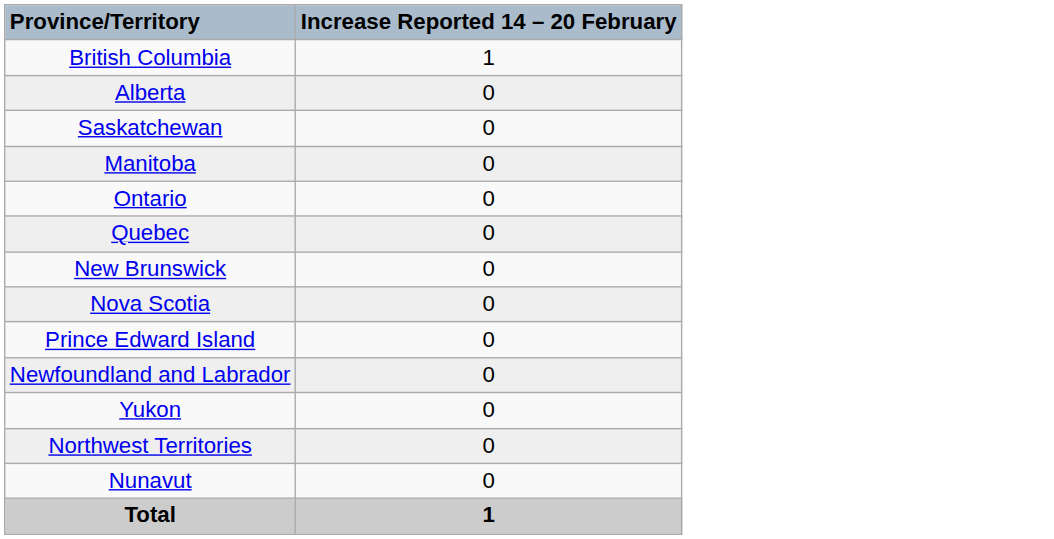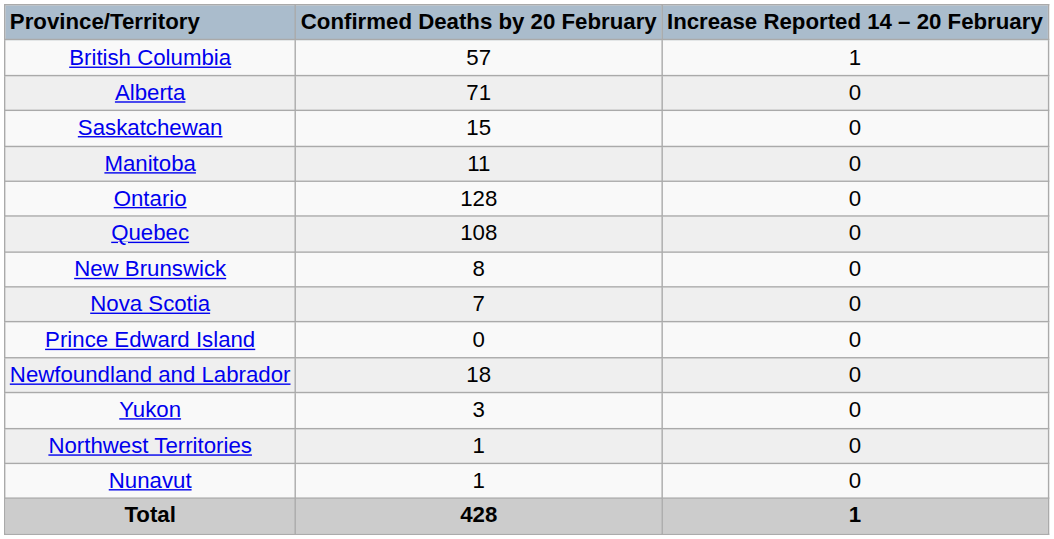+ column: (479, 22)
